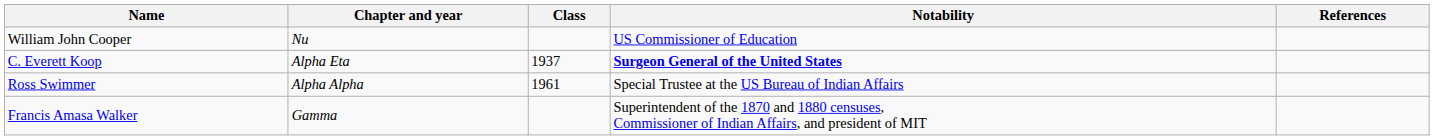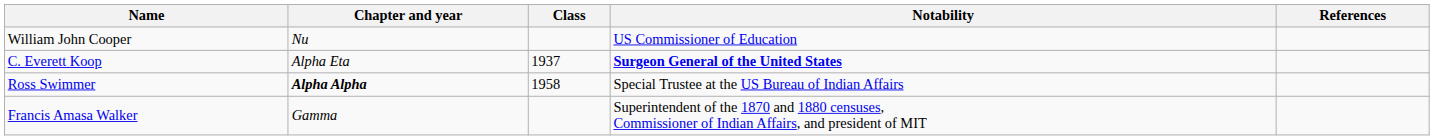(328, 84) normal -> (329, 84) bold
(546, 84) 1961 -> (546, 84) 1958
